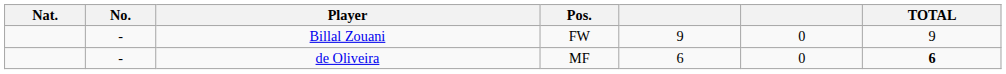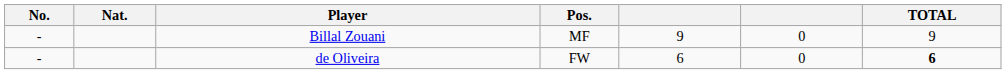columns swapped: (121, 14) <-> (45, 14)
(579, 36) FW -> (579, 36) MF
(579, 57) MF -> (579, 57) FW
